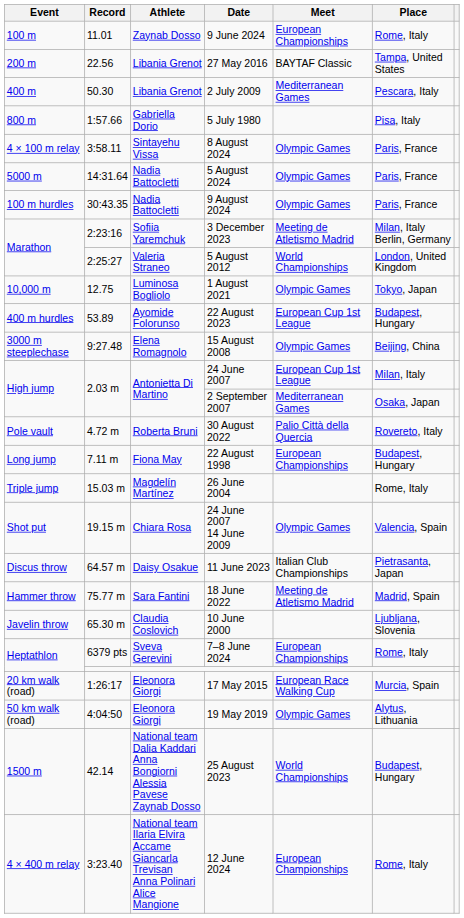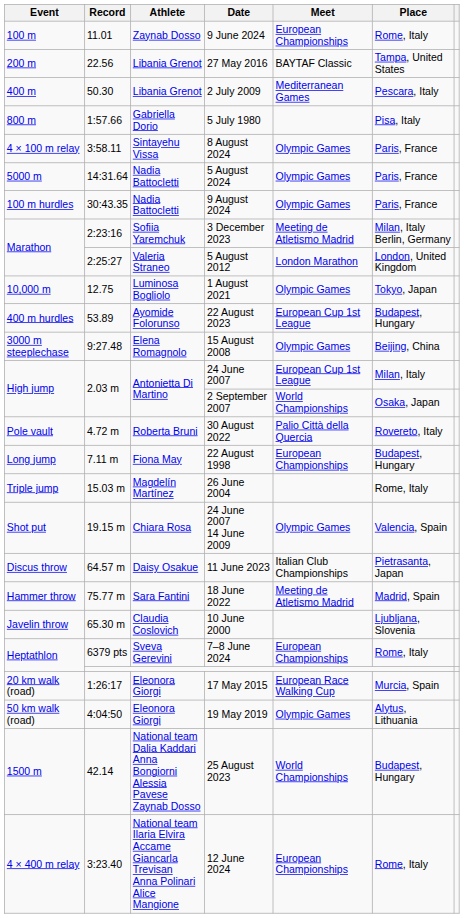(312, 262) World Championships -> (317, 262) London Marathon
(309, 403) Mediterranean Games -> (312, 403) World Championships
